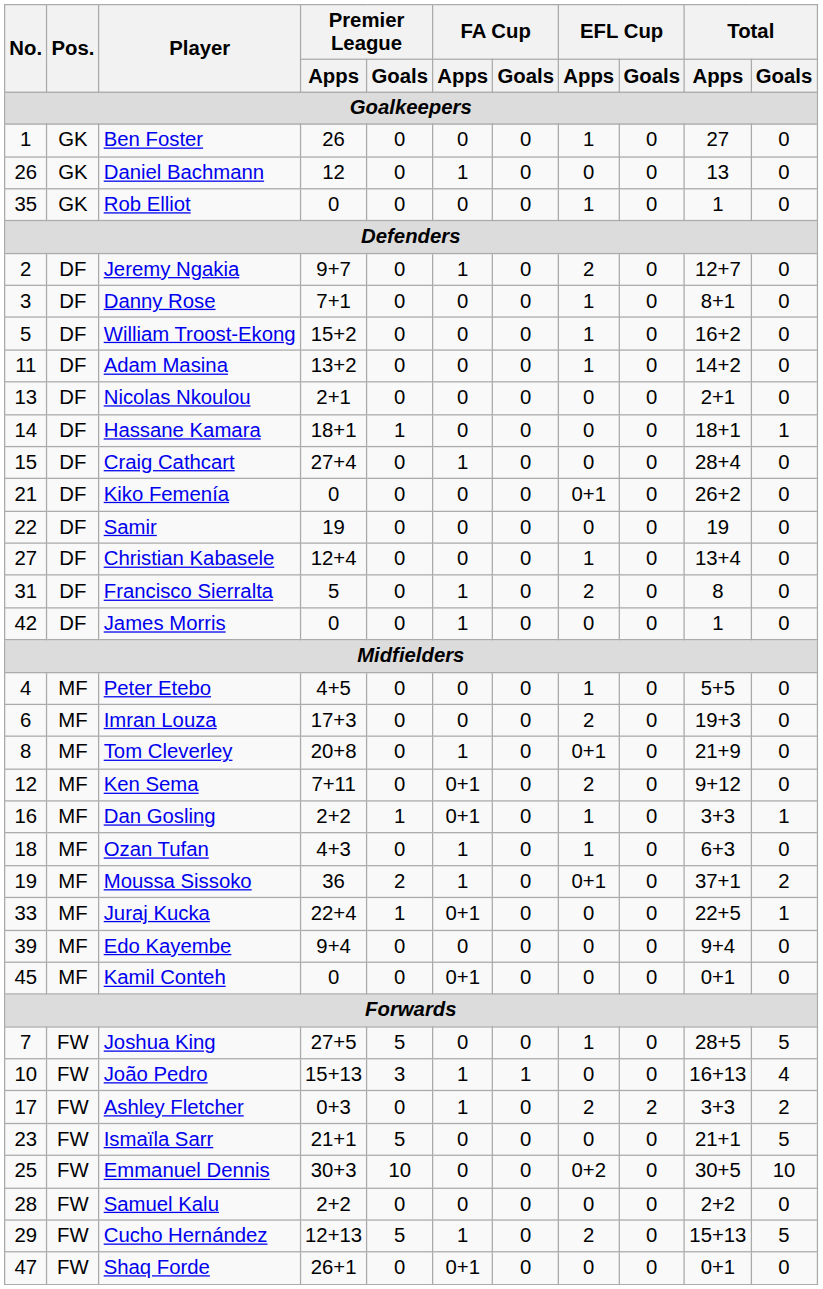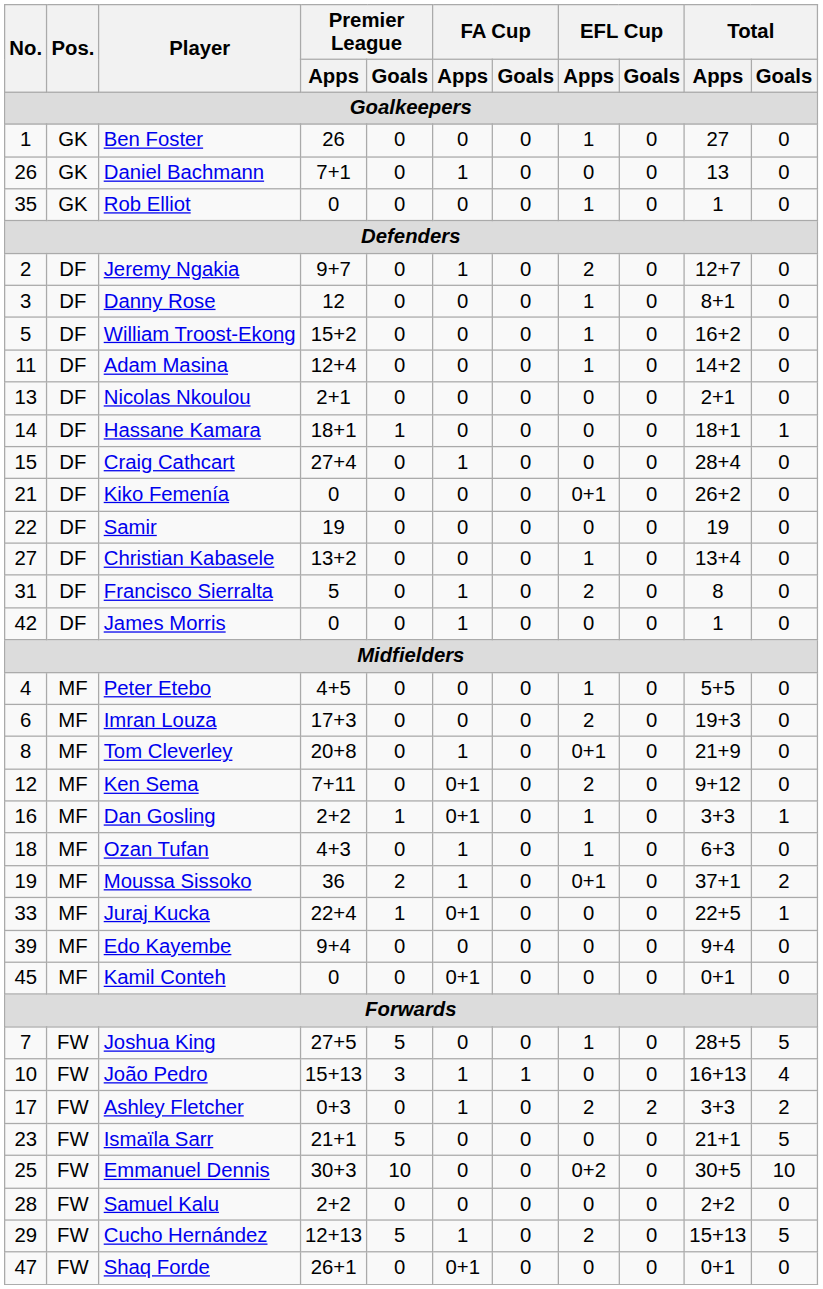(334, 172) 12 -> (334, 172) 7+1
(334, 301) 7+1 -> (334, 301) 12
(334, 365) 13+2 -> (334, 365) 12+4
(334, 559) 12+4 -> (334, 559) 13+2
